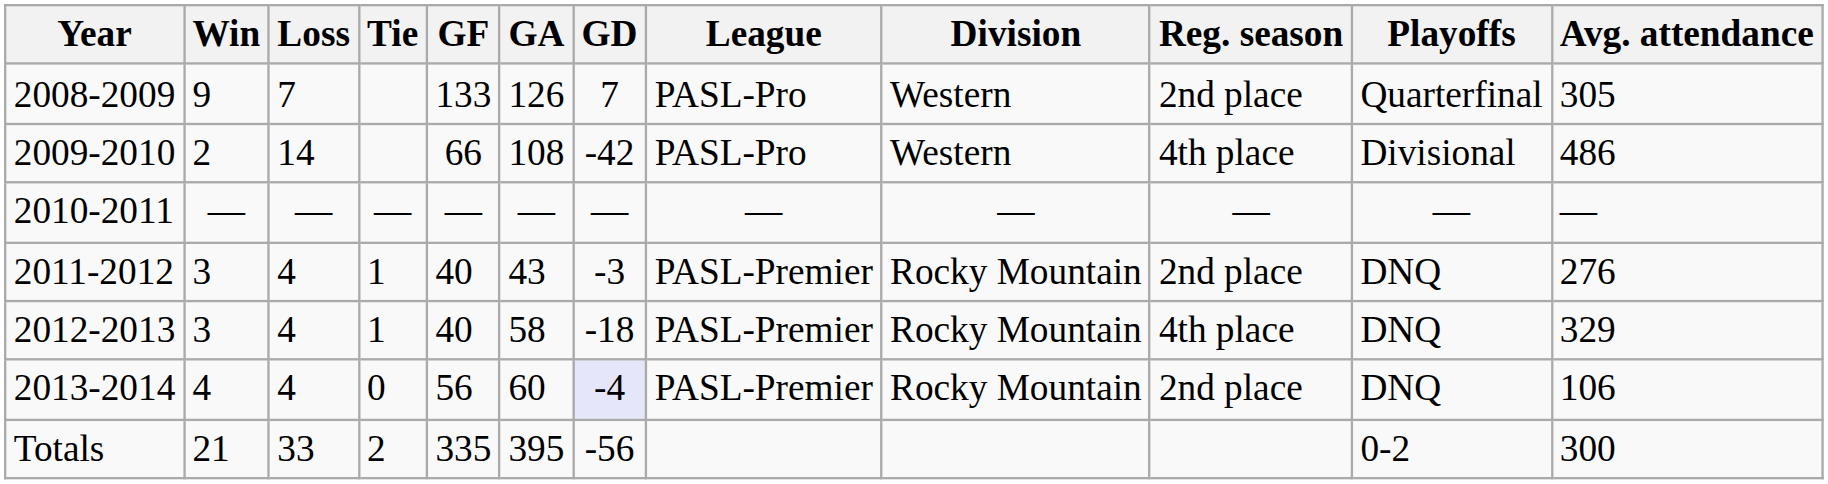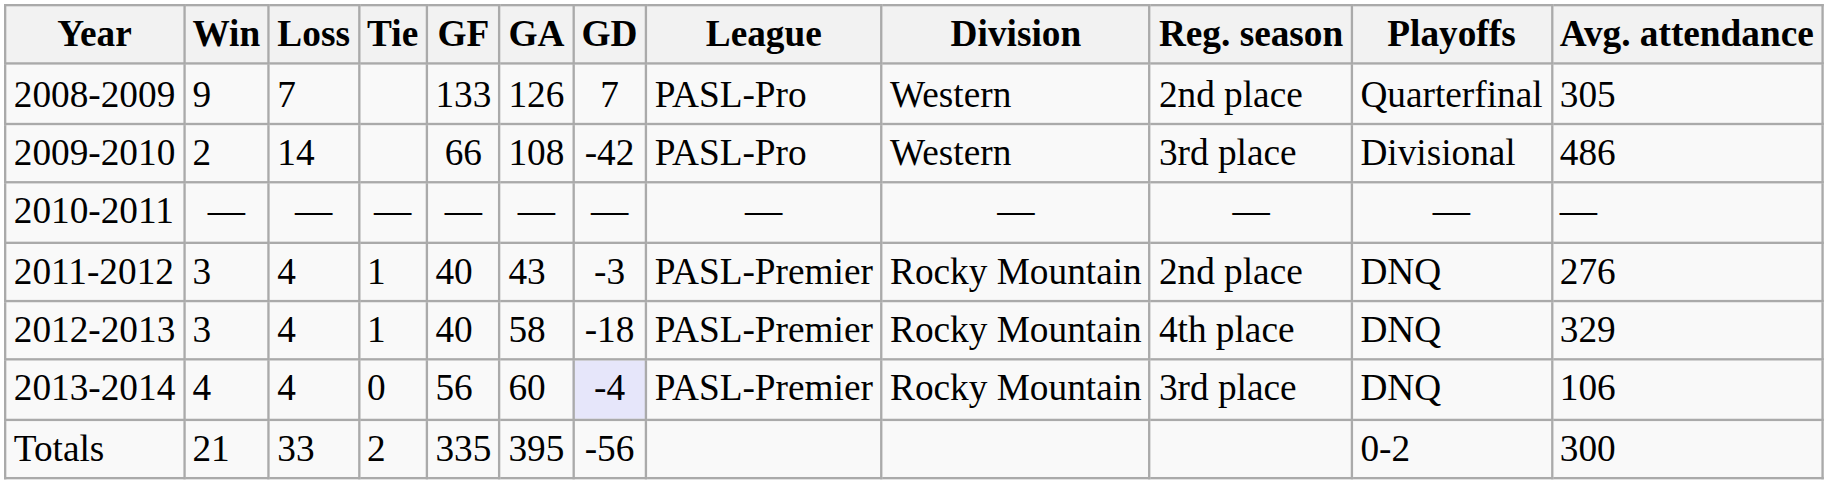(1227, 152) 4th place -> (1228, 152) 3rd place
(1231, 388) 2nd place -> (1228, 388) 3rd place
